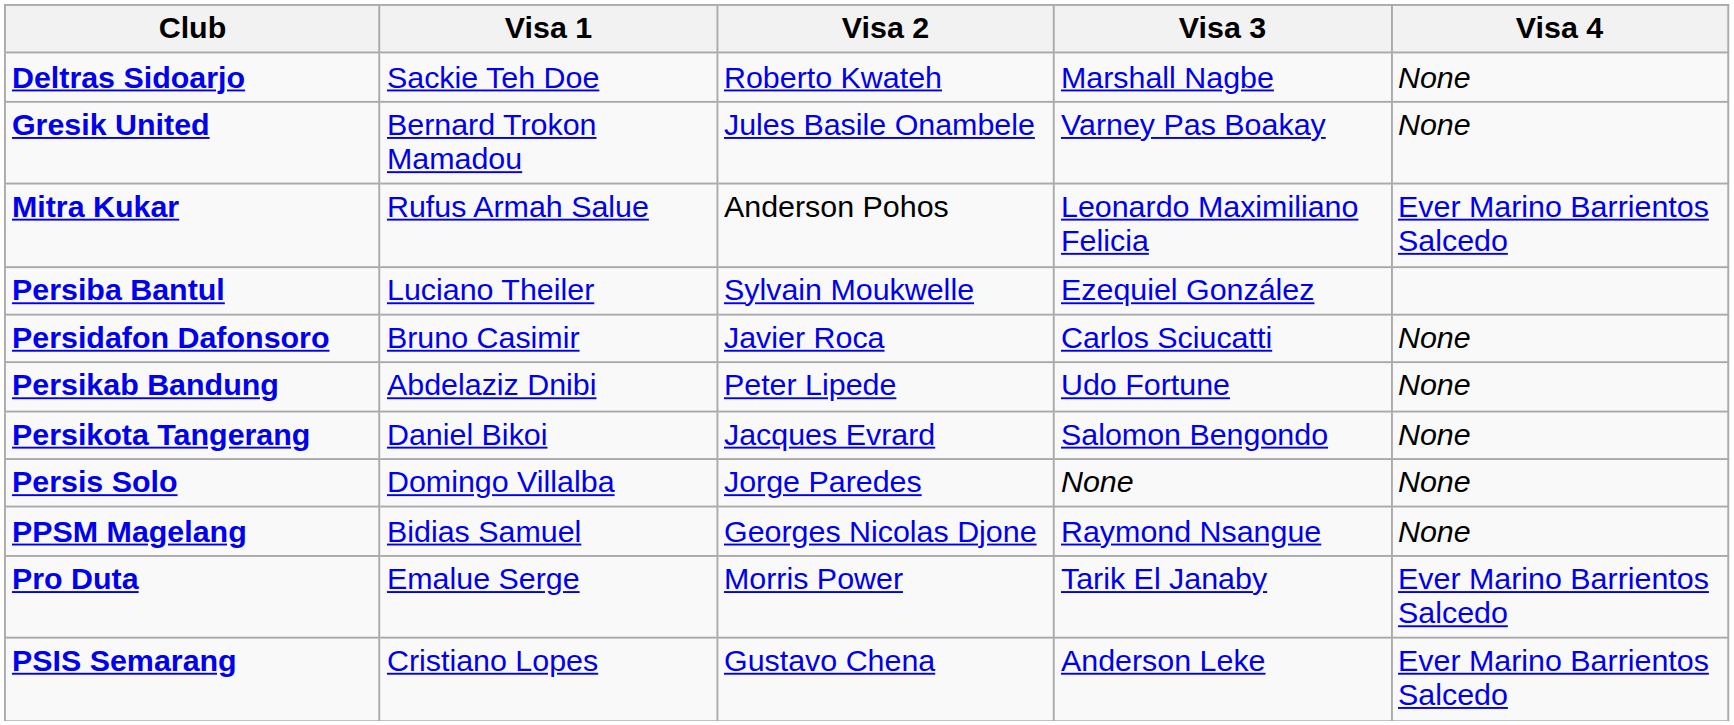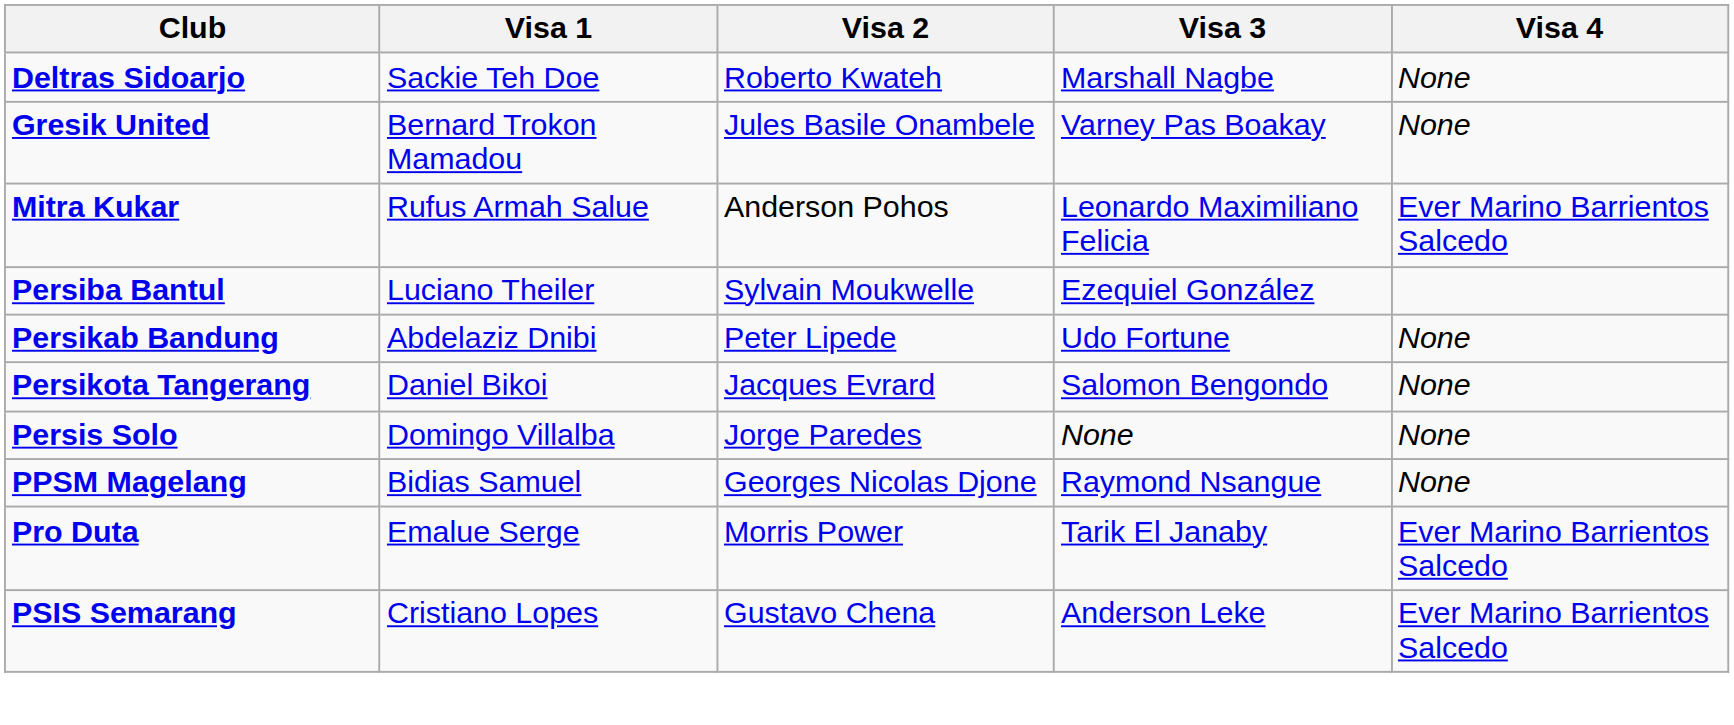- row: (171, 338)
